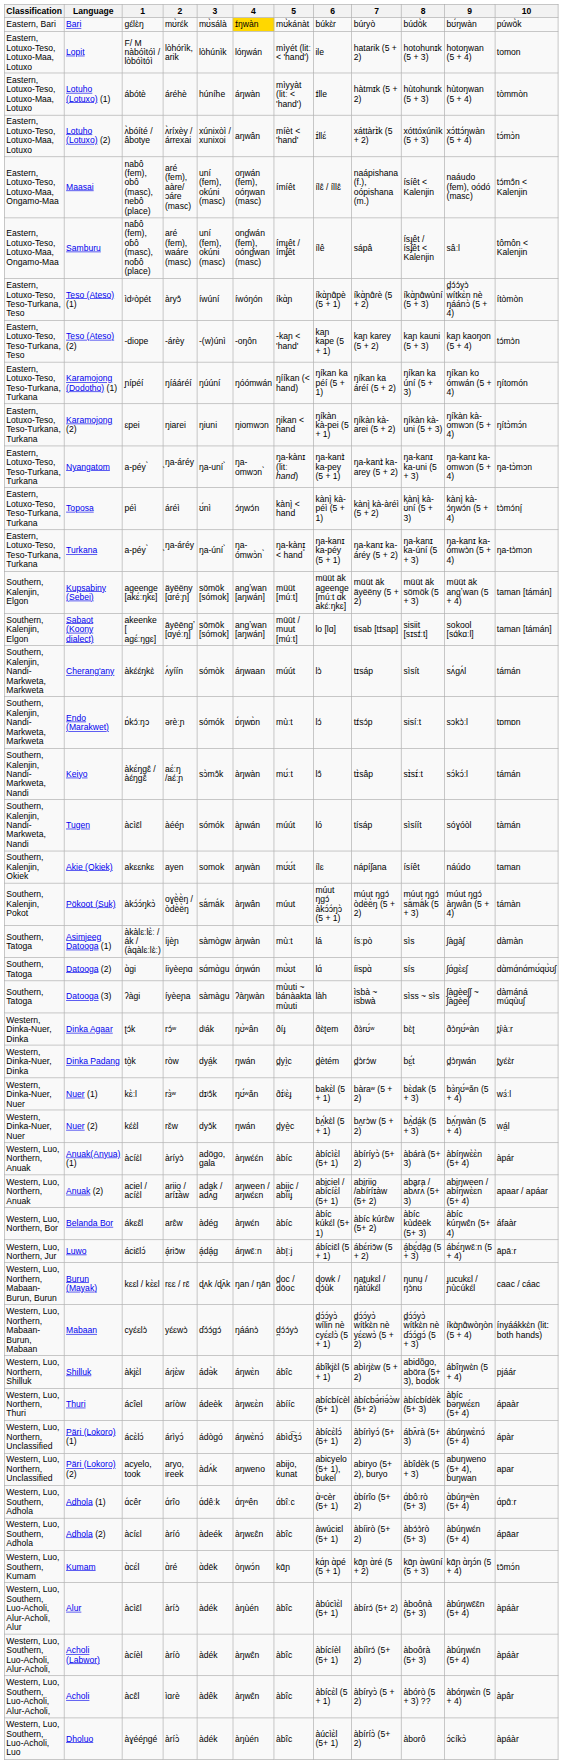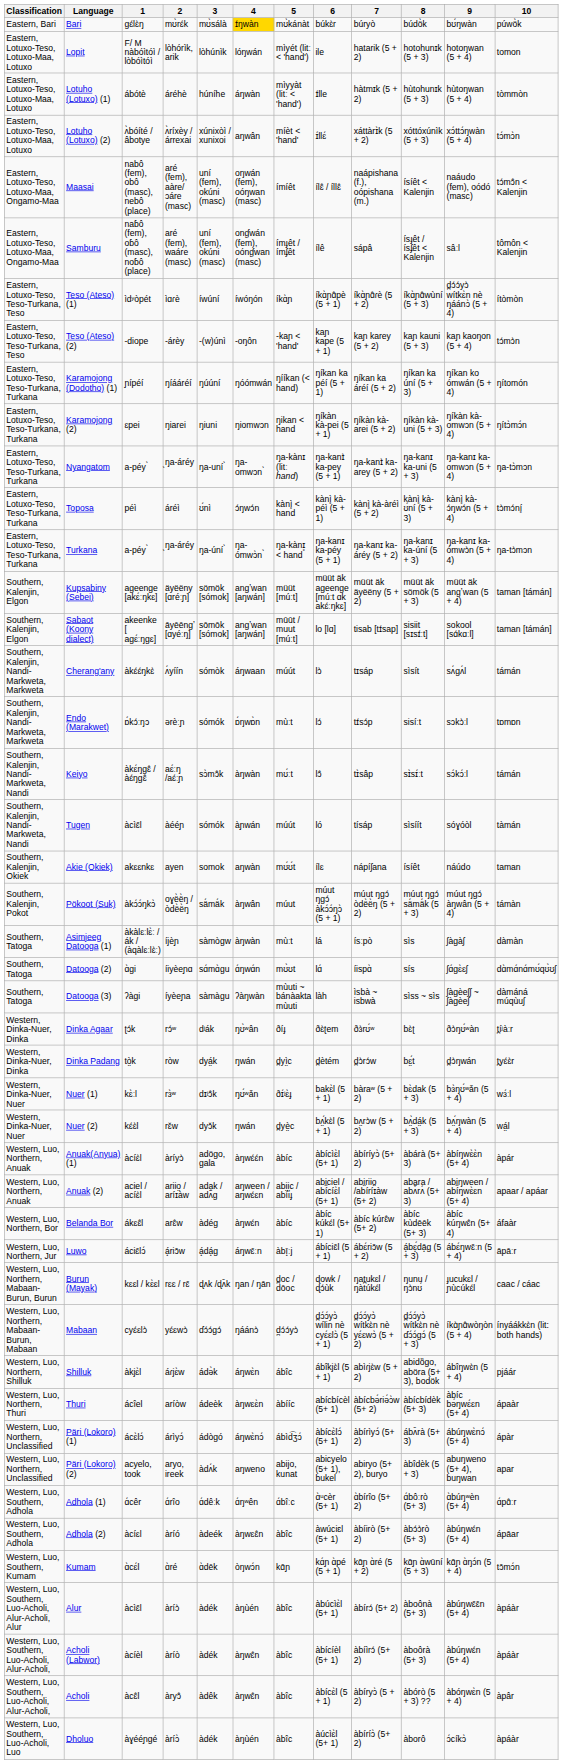(173, 299) àryɔ̂ -> (172, 299) ìɑɾè
(172, 1696) ìɑɾè -> (173, 1696) àryɔ̂
